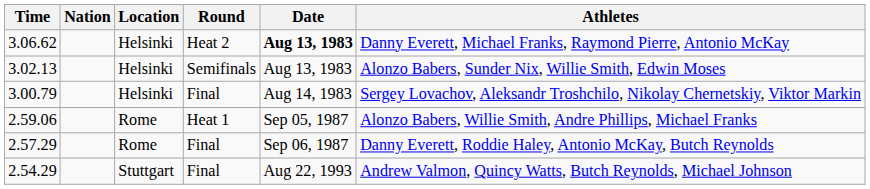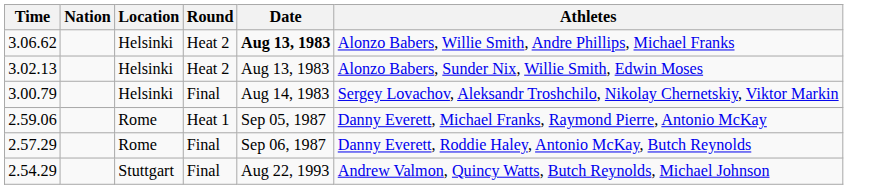(575, 42) Danny Everett, Michael Franks, Raymond Pierre, Antonio McKay -> (536, 42) Alonzo Babers, Willie Smith, Andre Phillips, Michael Franks
(221, 68) Semifinals -> (208, 68) Heat 2
(559, 119) Alonzo Babers, Willie Smith, Andre Phillips, Michael Franks -> (552, 119) Danny Everett, Michael Franks, Raymond Pierre, Antonio McKay
